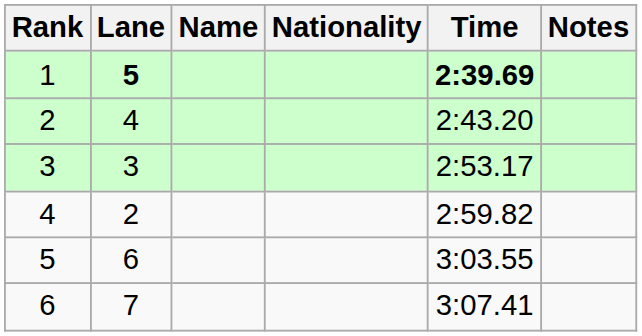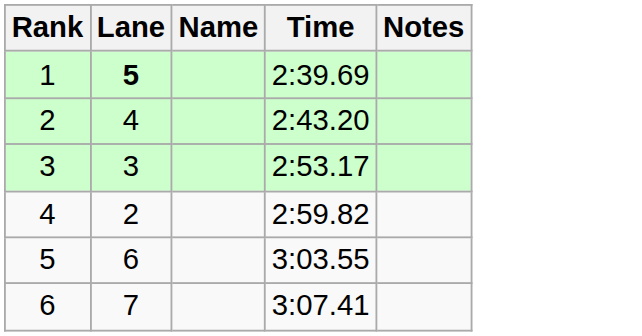- column: (347, 27)
(485, 74) bold -> (321, 74) normal
